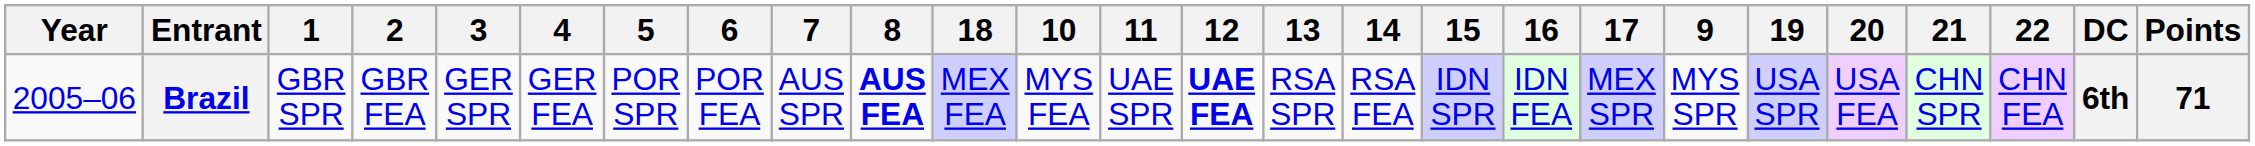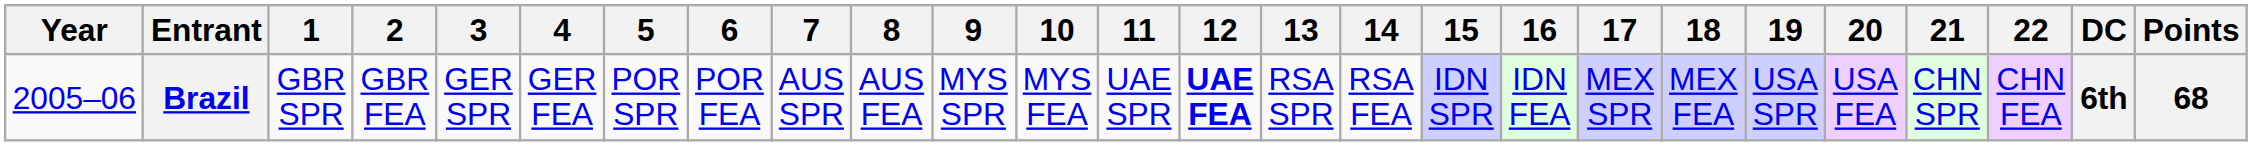columns swapped: (1705, 30) <-> (975, 30)
(892, 97) bold -> (891, 97) normal
(2193, 97) 71 -> (2191, 97) 68
